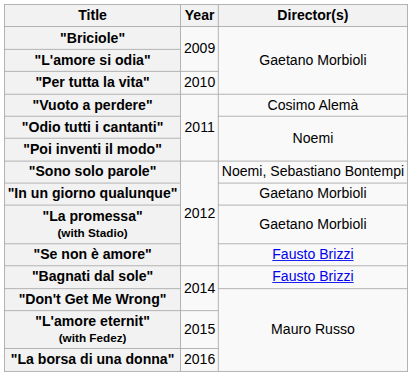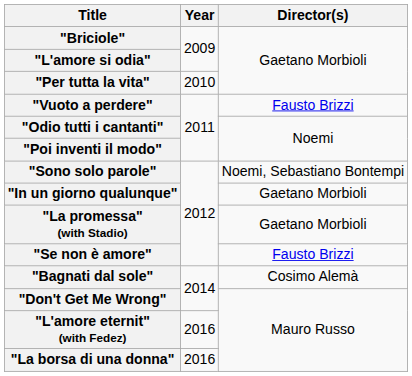(313, 104) Cosimo Alemà -> (313, 104) Fausto Brizzi
(313, 277) Fausto Brizzi -> (313, 277) Cosimo Alemà
(200, 329) 2015 -> (200, 329) 2016
